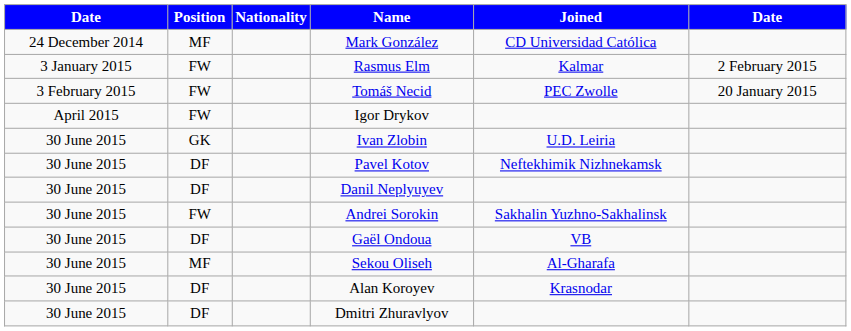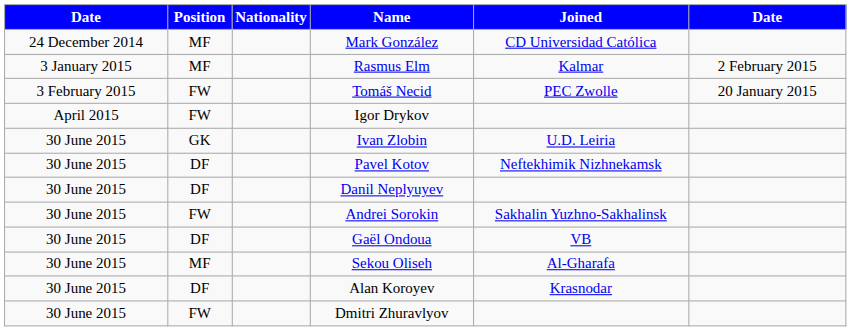(200, 66) FW -> (200, 66) MF
(200, 313) DF -> (200, 313) FW
